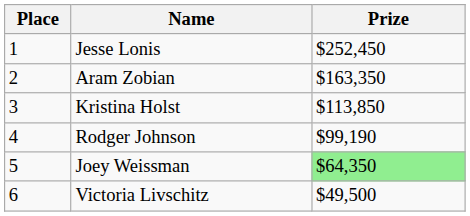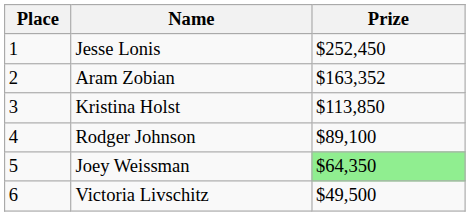(351, 78) $163,350 -> (351, 78) $163,352
(346, 136) $99,190 -> (346, 136) $89,100
